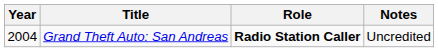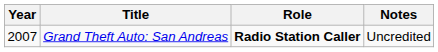(22, 36) 2004 -> (22, 36) 2007
